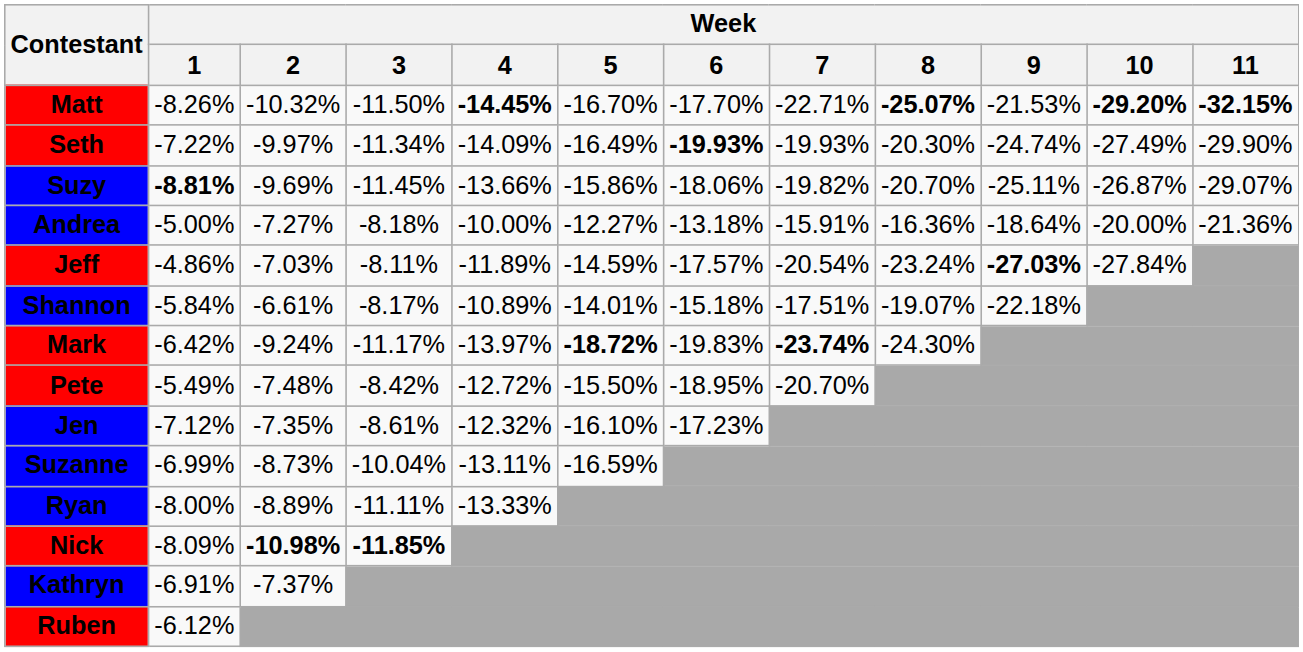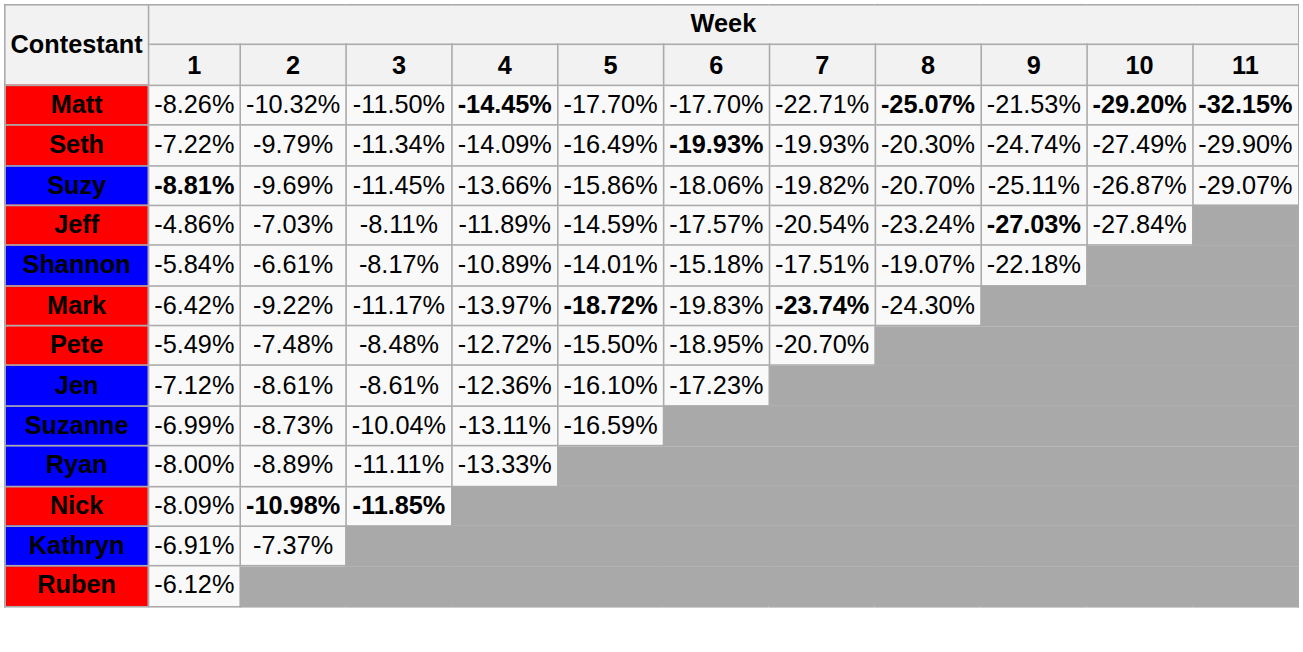(611, 104) -16.70% -> (611, 104) -17.70%
(293, 144) -9.97% -> (293, 144) -9.79%
- row: (77, 225)
(293, 345) -9.24% -> (293, 305) -9.22%
(399, 385) -8.42% -> (399, 345) -8.48%
(293, 425) -7.35% -> (293, 385) -8.61%
(505, 425) -12.32% -> (505, 385) -12.36%
